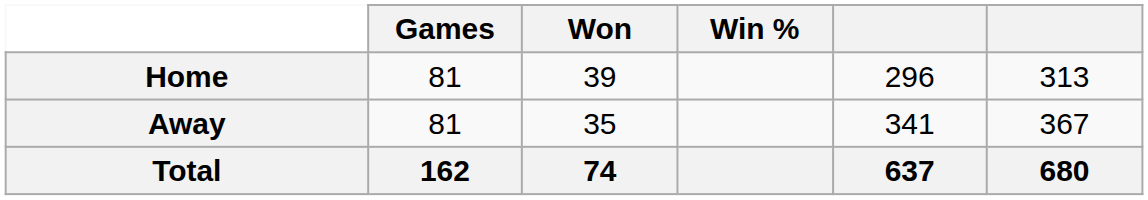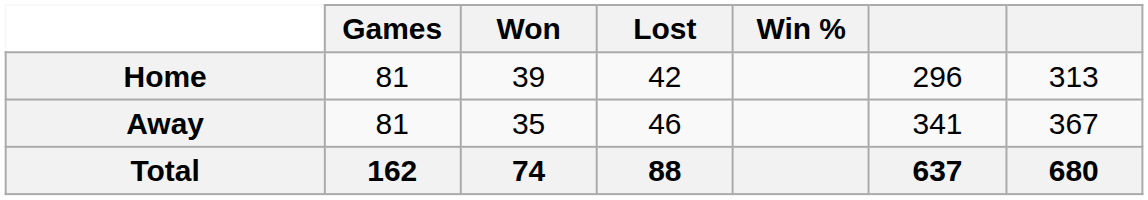+ column: (665, 29)
